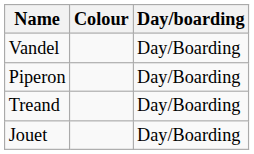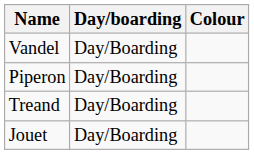columns swapped: (191, 18) <-> (101, 18)
